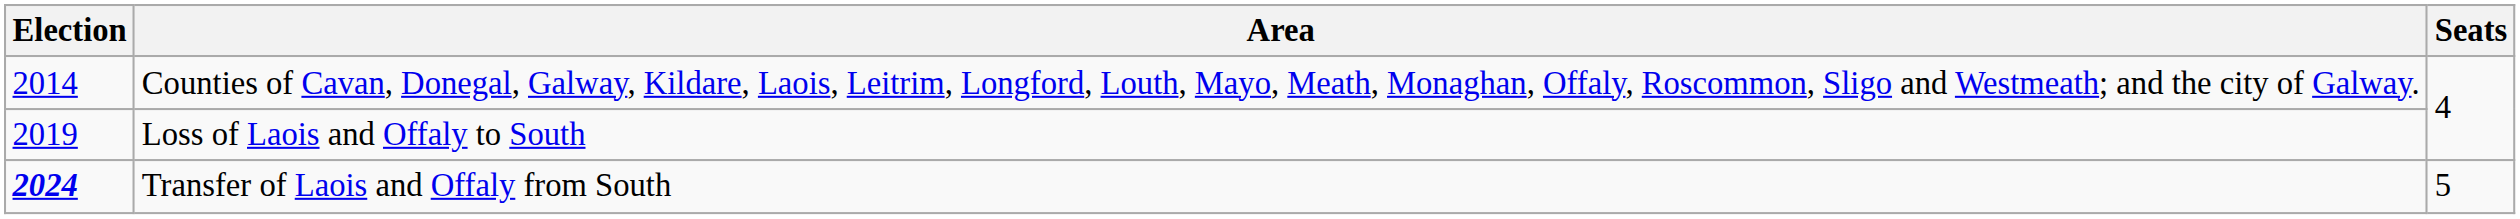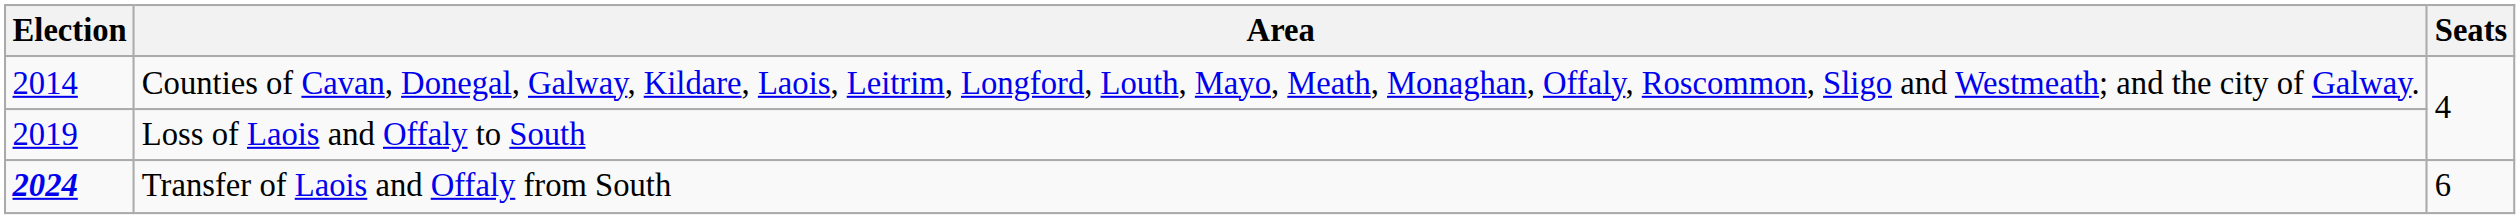(2443, 185) 5 -> (2443, 185) 6
